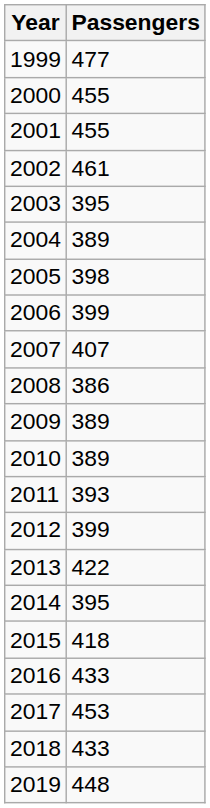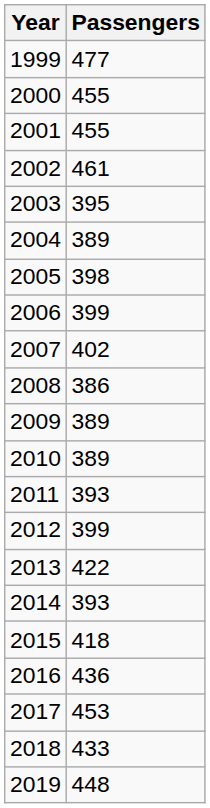(91, 349) 407 -> (91, 349) 402
(91, 603) 395 -> (91, 603) 393
(91, 675) 433 -> (91, 675) 436
